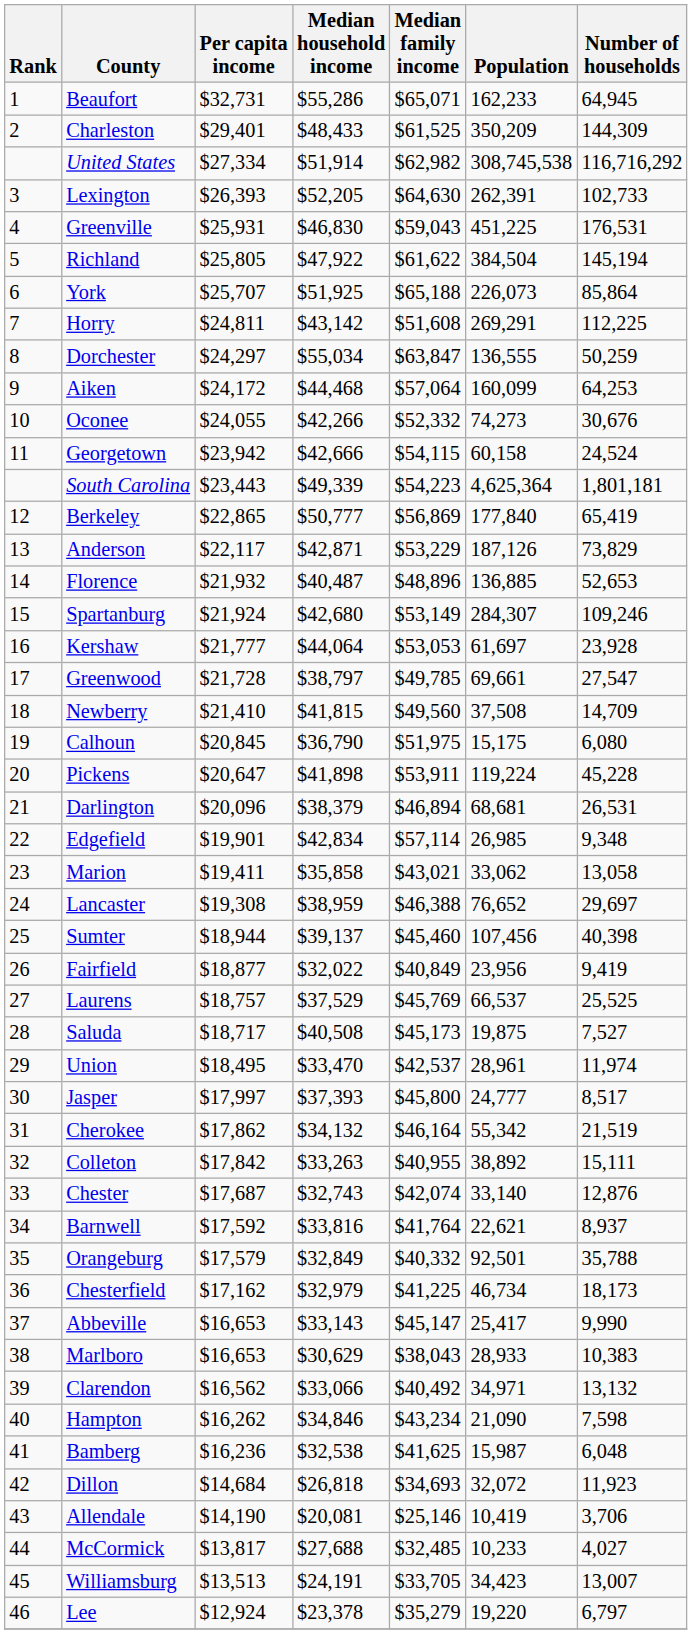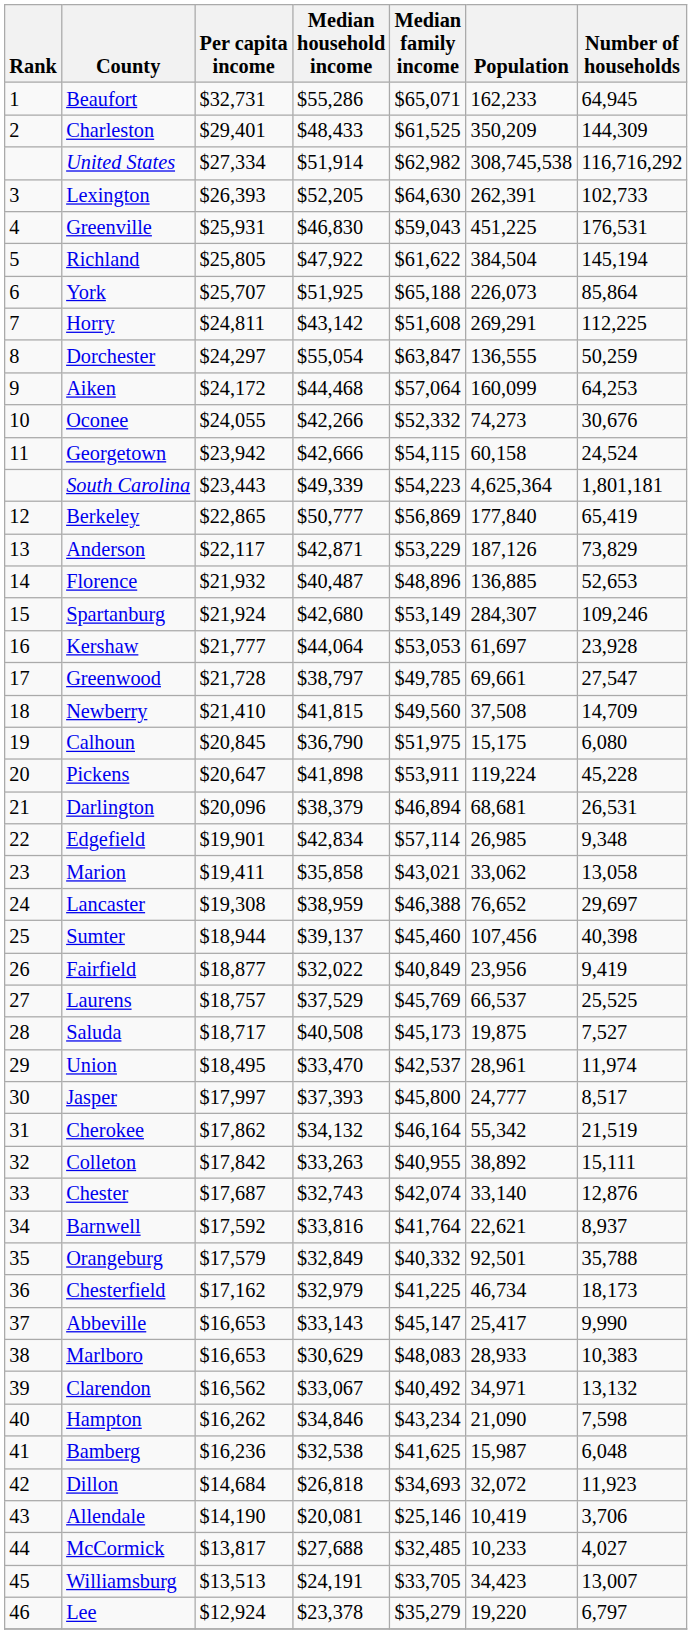(330, 356) $55,034 -> (330, 356) $55,054
(428, 1355) $38,043 -> (428, 1355) $48,083
(330, 1387) $33,066 -> (330, 1387) $33,067
